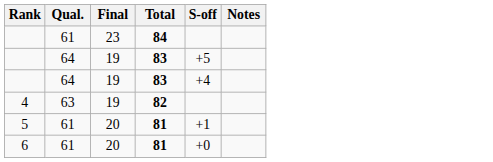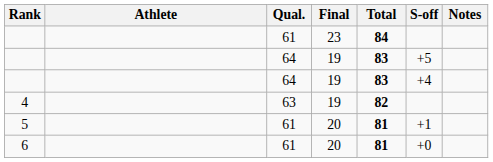+ column: (156, 15)
